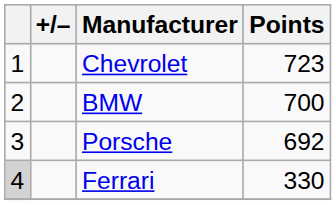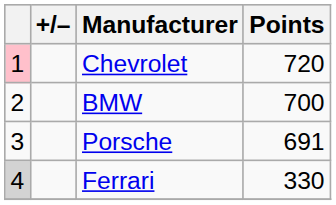(17, 63) no background -> (17, 63) pink background
(304, 63) 723 -> (304, 63) 720
(304, 141) 692 -> (304, 141) 691
